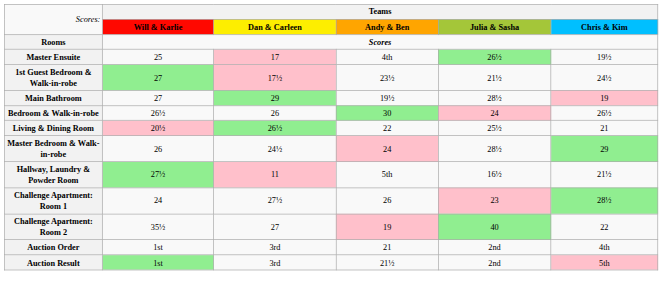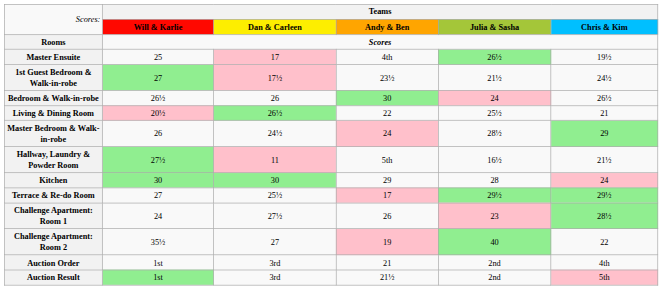- row: (53, 98)
+ row: (53, 180)
+ row: (53, 195)
